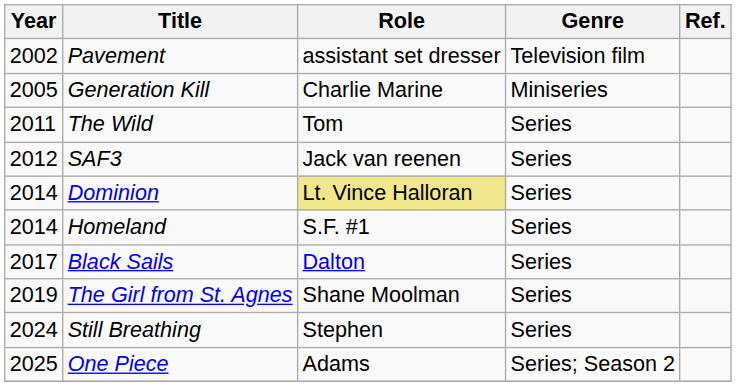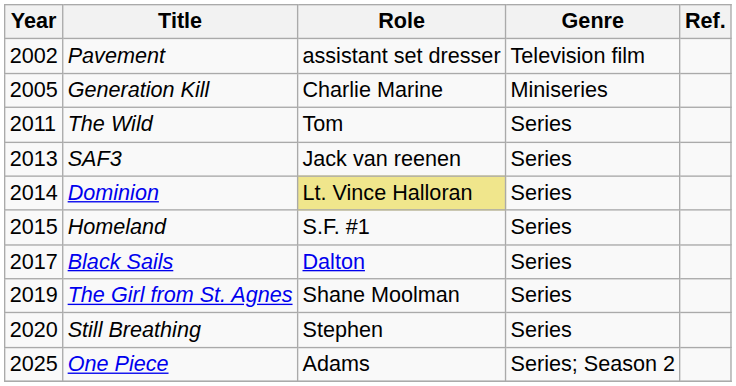(34, 158) 2012 -> (34, 158) 2013
(34, 227) 2014 -> (34, 227) 2015
(34, 329) 2024 -> (34, 329) 2020
